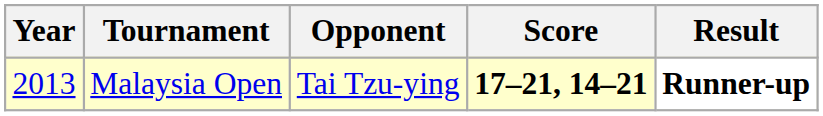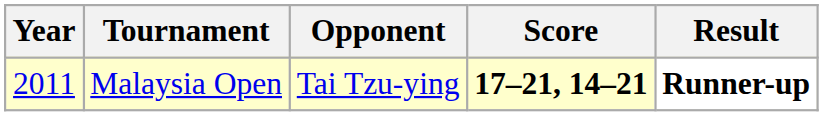(44, 82) 2013 -> (44, 82) 2011
